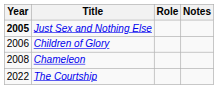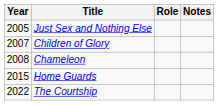(18, 28) bold -> (18, 28) normal
(18, 44) 2006 -> (18, 44) 2007
+ row: (65, 76)
